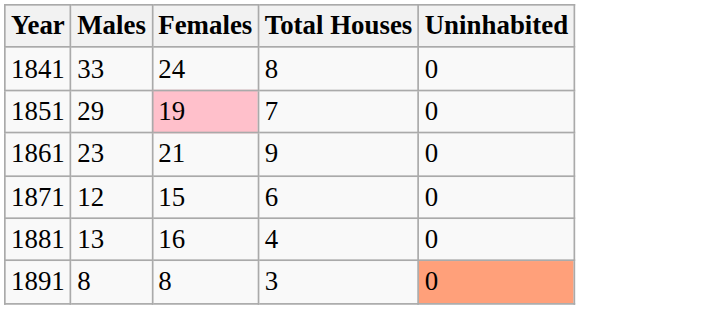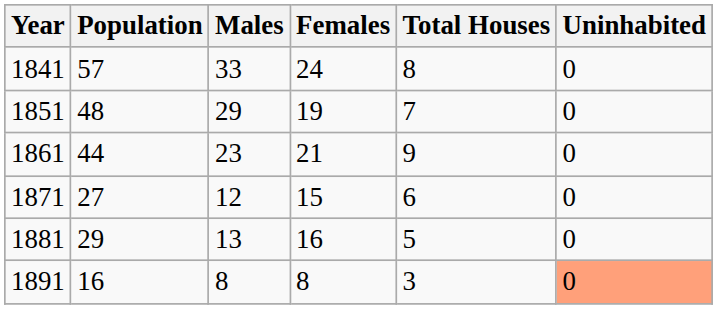+ column: (140, 25)
(172, 111) pink background -> (310, 111) no background
(271, 238) 4 -> (409, 238) 5
